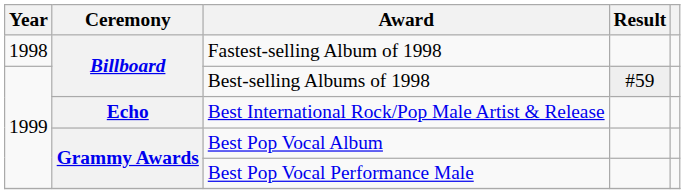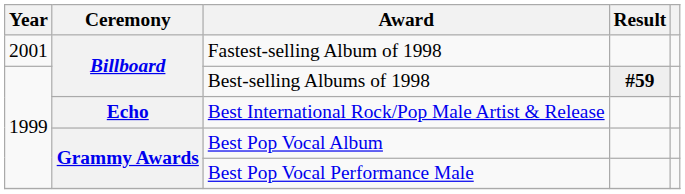(28, 50) 1998 -> (28, 50) 2001
(640, 81) normal -> (640, 81) bold
